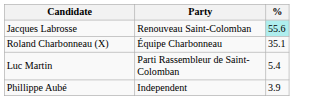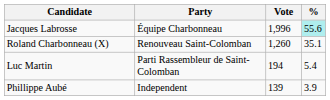+ column: (284, 12)
(194, 28) Renouveau Saint-Colomban -> (180, 28) Équipe Charbonneau
(180, 44) Équipe Charbonneau -> (194, 44) Renouveau Saint-Colomban
